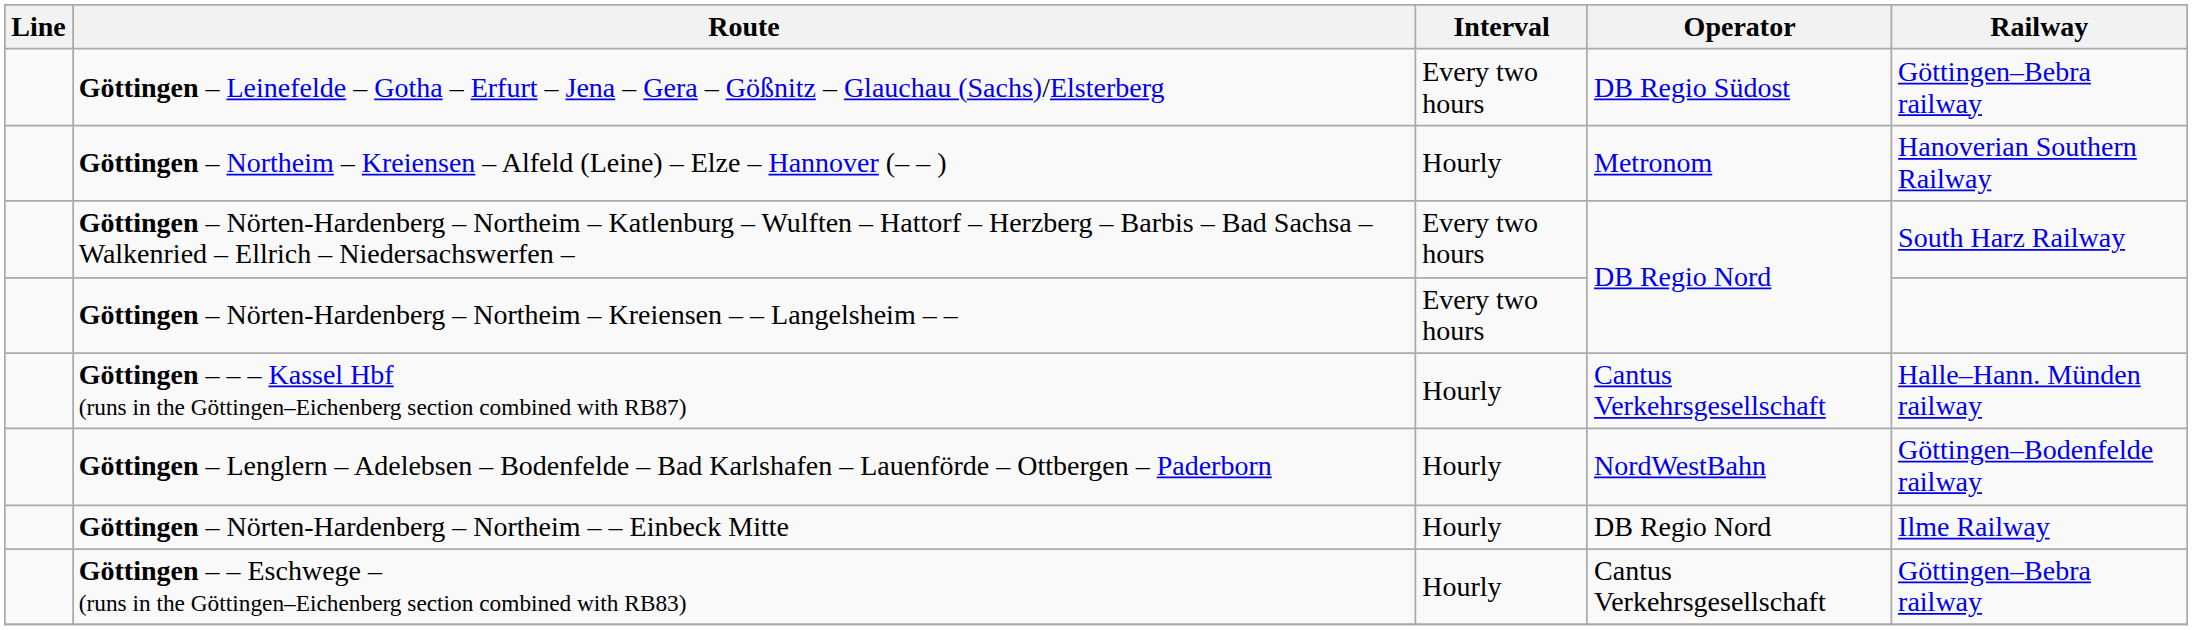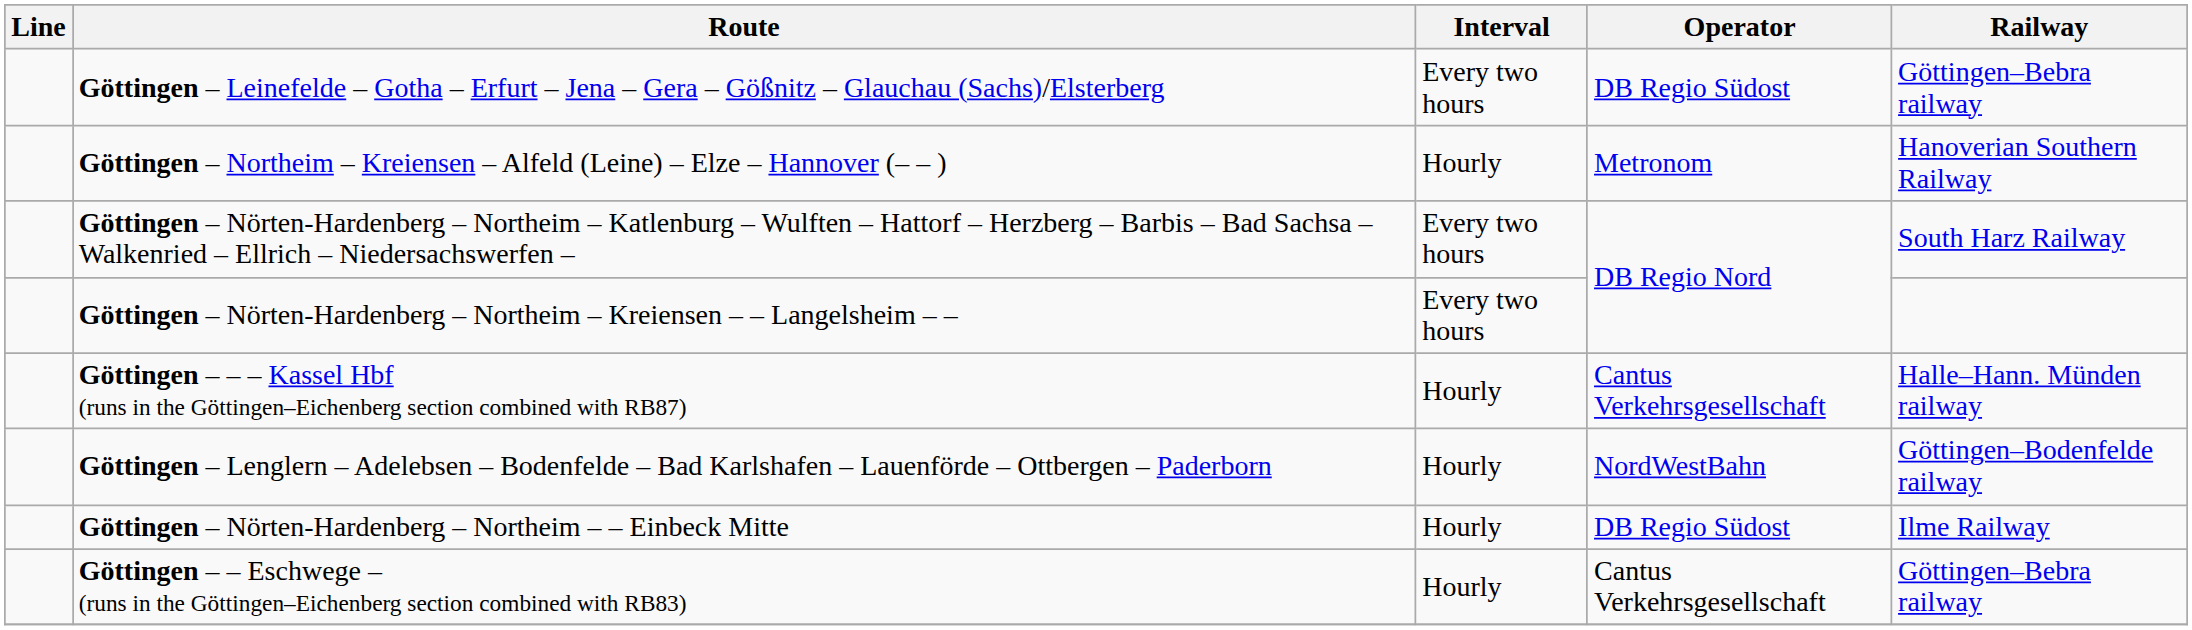(1683, 526) DB Regio Nord -> (1692, 526) DB Regio Südost
